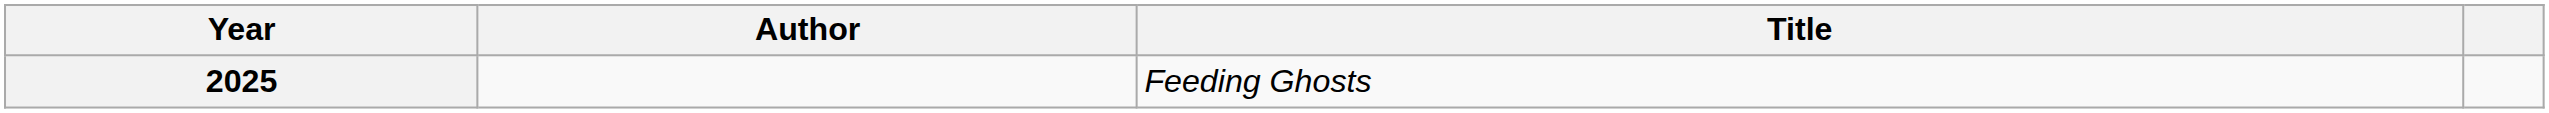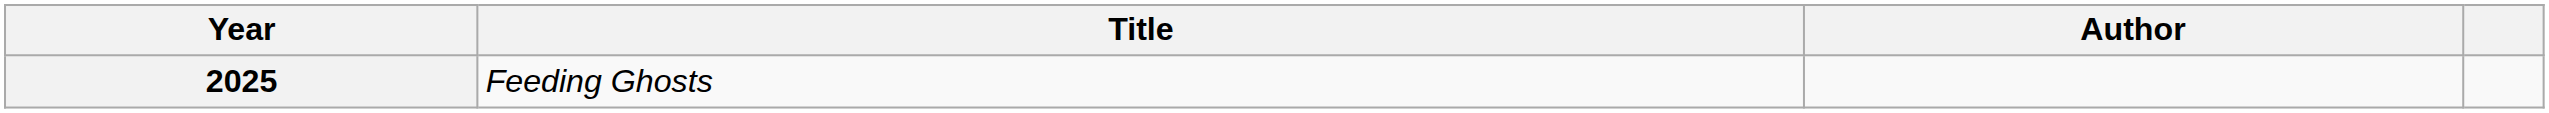columns swapped: (808, 30) <-> (1800, 30)
